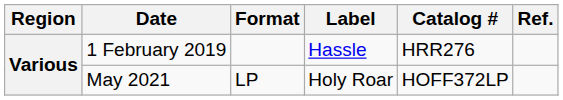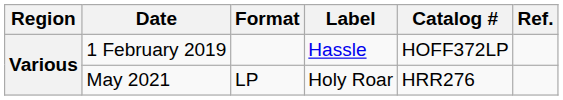(438, 49) HRR276 -> (455, 49) HOFF372LP
(455, 79) HOFF372LP -> (438, 79) HRR276
